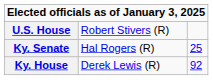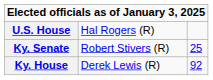(125, 30) Robert Stivers (R) -> (118, 30) Hal Rogers (R)
(118, 48) Hal Rogers (R) -> (125, 48) Robert Stivers (R)
